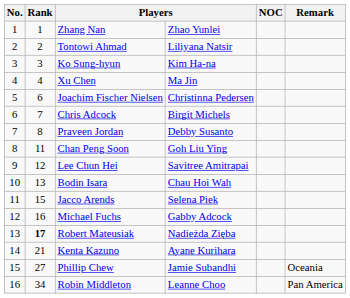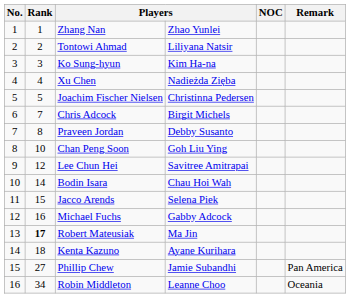(183, 81) Ma Jin -> (202, 81) Nadieżda Zięba
(40, 98) 6 -> (40, 98) 5
(40, 149) 11 -> (40, 149) 10
(40, 183) 13 -> (40, 183) 14
(202, 234) Nadieżda Zięba -> (183, 234) Ma Jin
(40, 251) 21 -> (40, 251) 18
(305, 268) Oceania -> (315, 268) Pan America
(315, 285) Pan America -> (305, 285) Oceania
